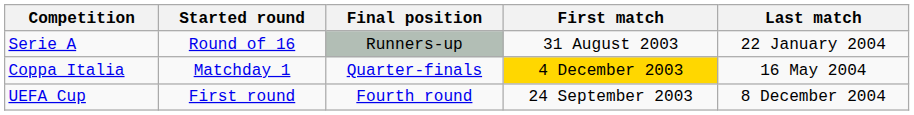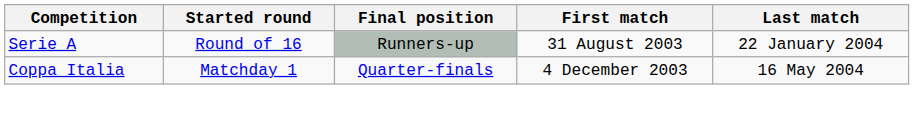(611, 70) gold background -> (615, 70) no background
- row: (47, 97)
